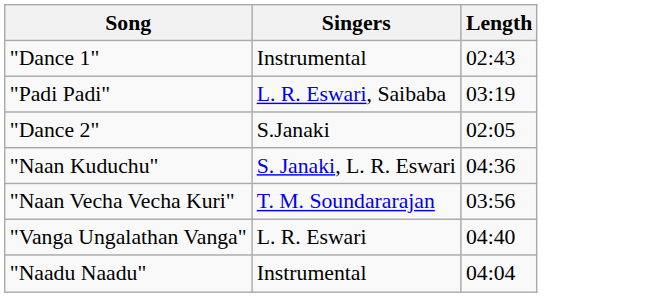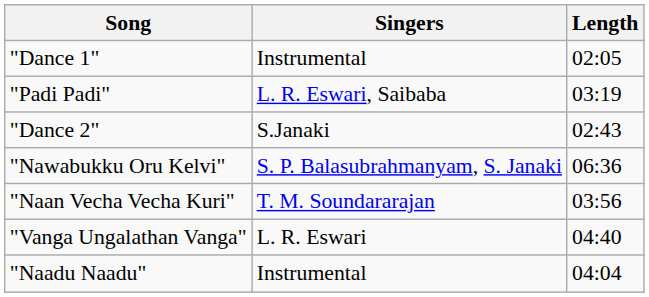(491, 58) 02:43 -> (597, 58) 02:05
(491, 130) 02:05 -> (597, 130) 02:43
+ row: (118, 165)
- row: (84, 165)
